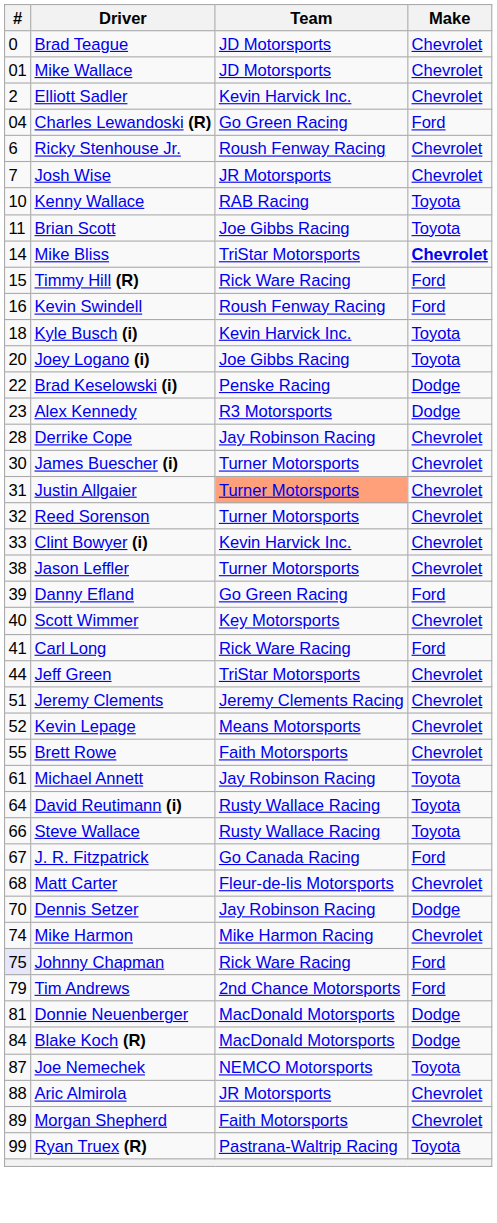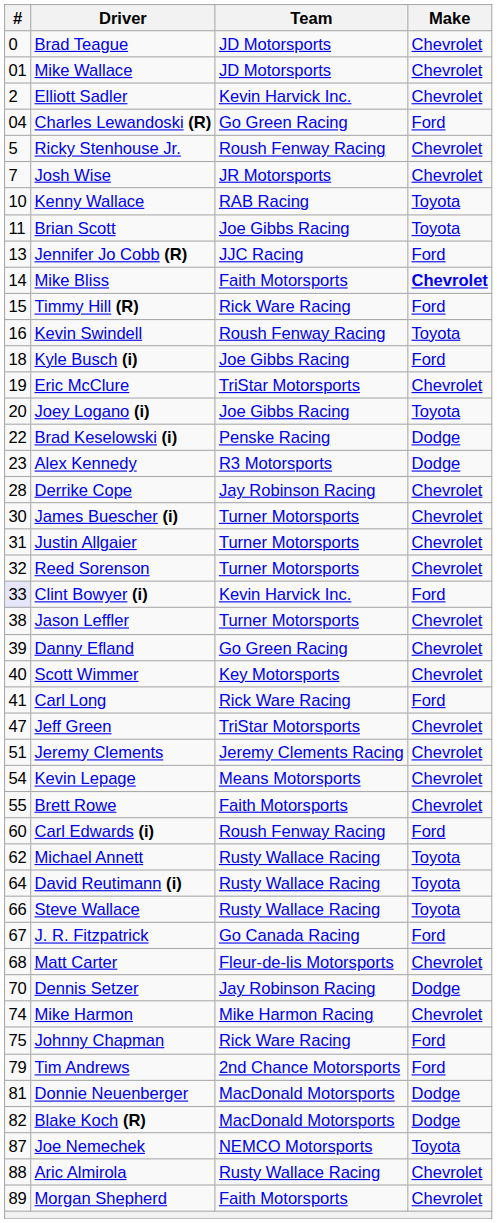(13, 149) 6 -> (13, 149) 5
+ row: (111, 254)
(289, 254) TriStar Motorsports -> (283, 280) Faith Motorsports
(429, 306) Ford -> (436, 333) Toyota
(285, 333) Kevin Harvick Inc. -> (284, 359) Joe Gibbs Racing
(436, 333) Toyota -> (429, 359) Ford
+ row: (82, 385)
(289, 490) lightsalmon background -> (289, 542) no background
(18, 542) no background -> (18, 595) lavender background
(447, 542) Chevrolet -> (429, 595) Ford
(429, 595) Ford -> (447, 647) Chevrolet
(18, 674) 44 -> (18, 726) 47
(18, 726) 52 -> (18, 778) 54
+ row: (94, 831)
(18, 778) 61 -> (18, 857) 62
(297, 778) Jay Robinson Racing -> (300, 857) Rusty Wallace Racing
(18, 962) lavender background -> (18, 1041) no background
(18, 1041) 84 -> (18, 1119) 82
(275, 1093) JR Motorsports -> (300, 1172) Rusty Wallace Racing
- row: (91, 1146)
